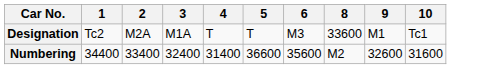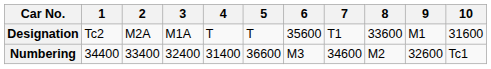+ column: (345, 14)
(295, 34) M3 -> (304, 34) 35600
(418, 34) Tc1 -> (466, 34) 31600
(304, 53) 35600 -> (295, 53) M3
(425, 53) 31600 -> (458, 53) Tc1
